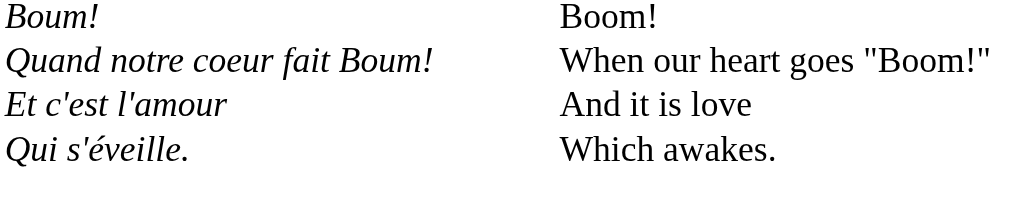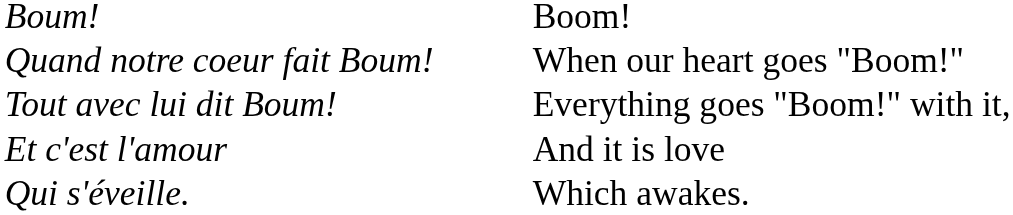+ row: (171, 104)
